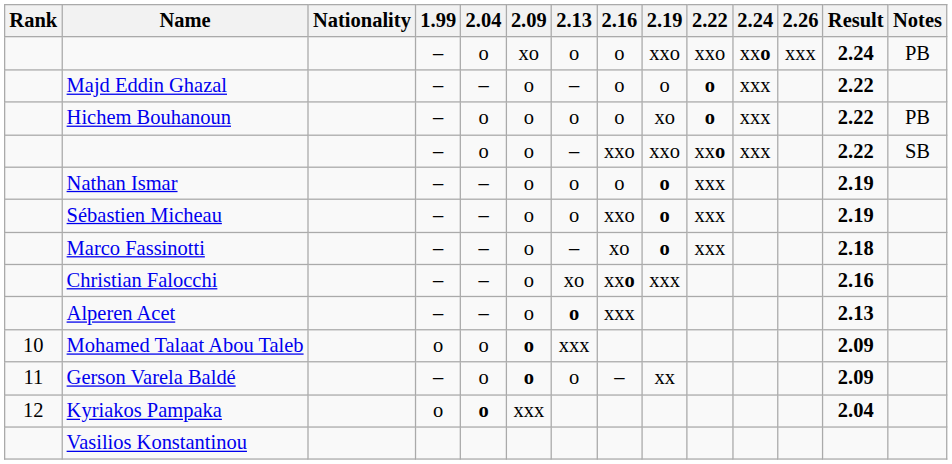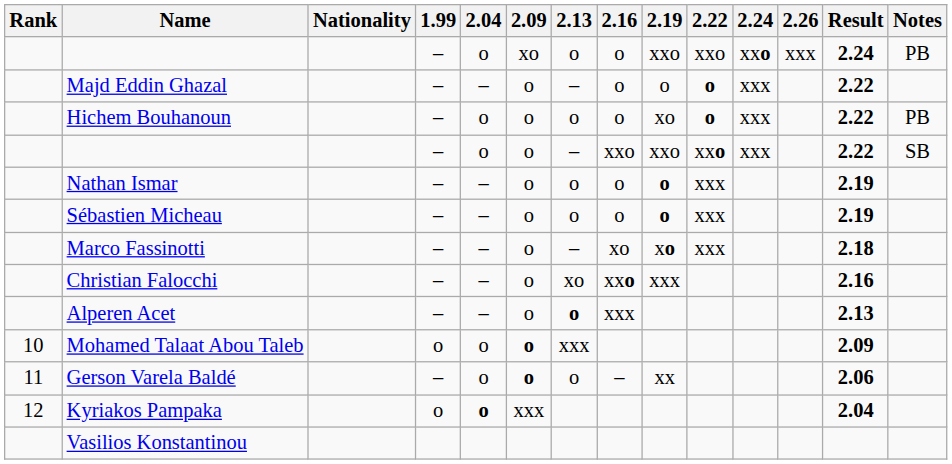(619, 215) xxo -> (619, 215) o
(665, 248) o -> (665, 248) xo
(856, 378) 2.09 -> (856, 378) 2.06
